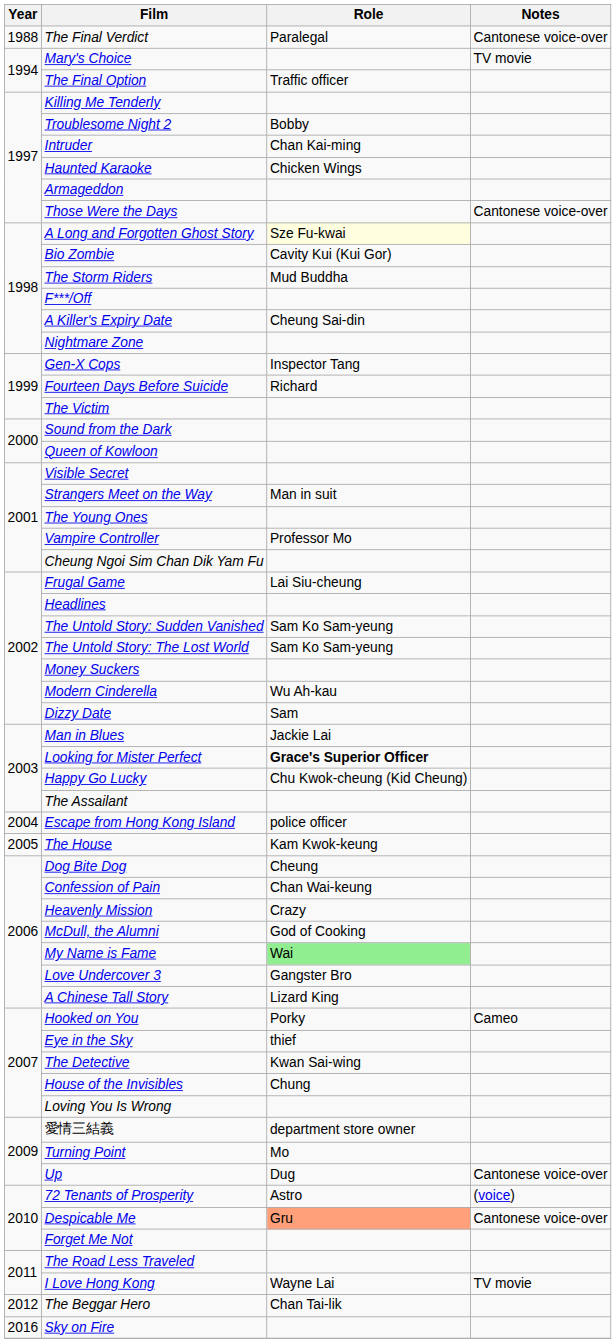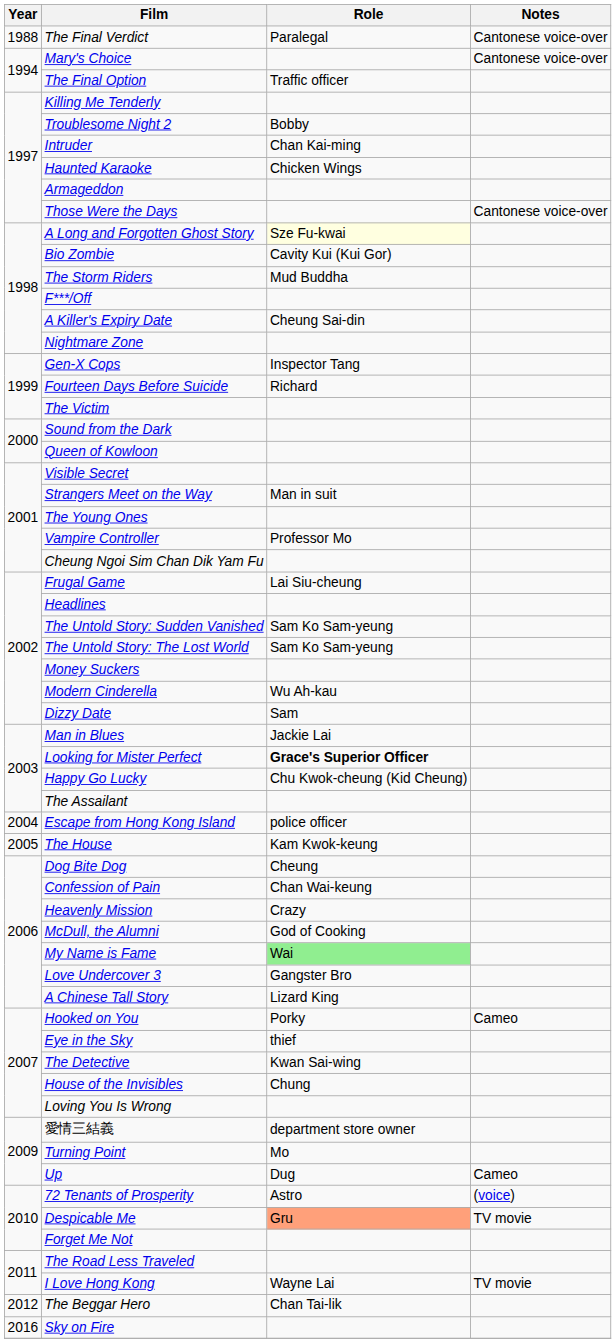(503, 59) TV movie -> (541, 59) Cantonese voice-over
(541, 1174) Cantonese voice-over -> (496, 1174) Cameo
(541, 1218) Cantonese voice-over -> (503, 1218) TV movie
